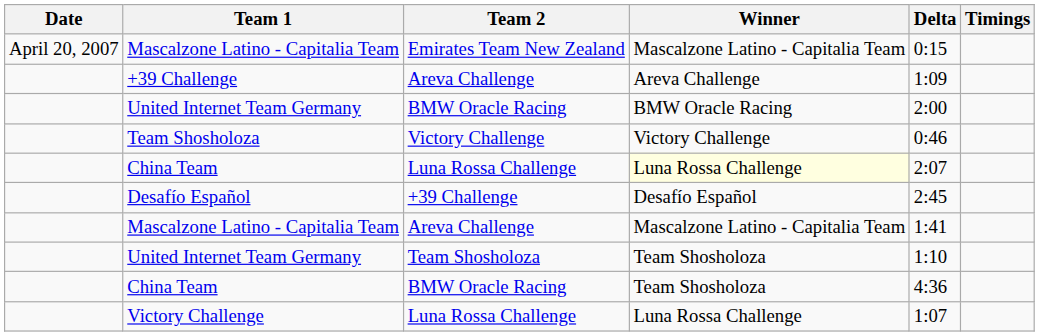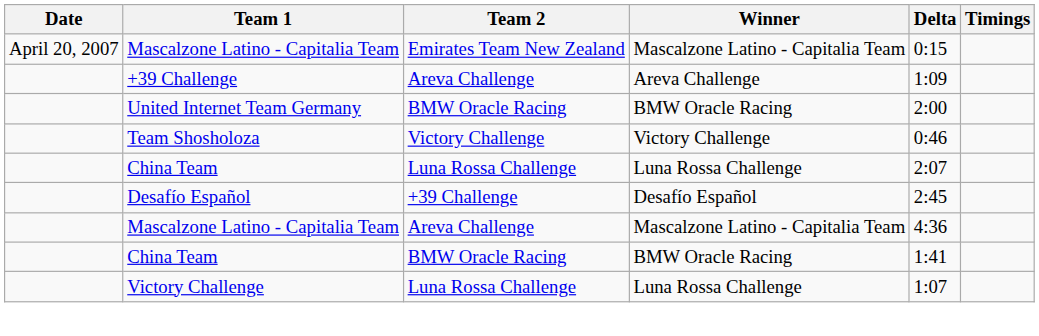(718, 167) lightyellow background -> (718, 167) no background
(931, 227) 1:41 -> (931, 227) 4:36
- row: (244, 256)
(700, 286) Team Shosholoza -> (713, 256) BMW Oracle Racing
(931, 286) 4:36 -> (931, 256) 1:41
